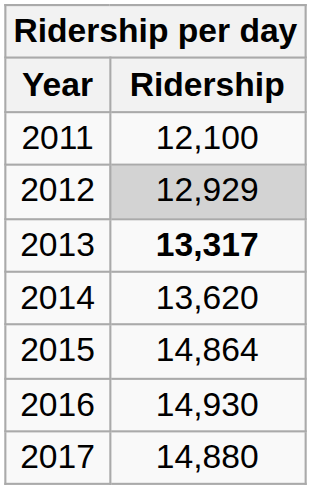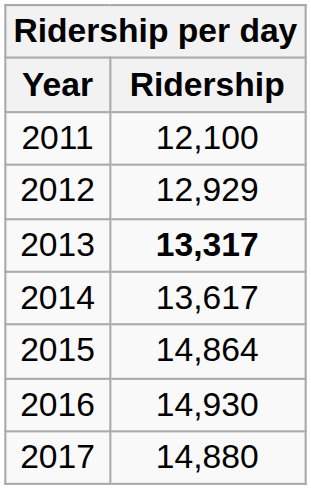(207, 191) lightgrey background -> (207, 191) no background
(207, 297) 13,620 -> (207, 297) 13,617
